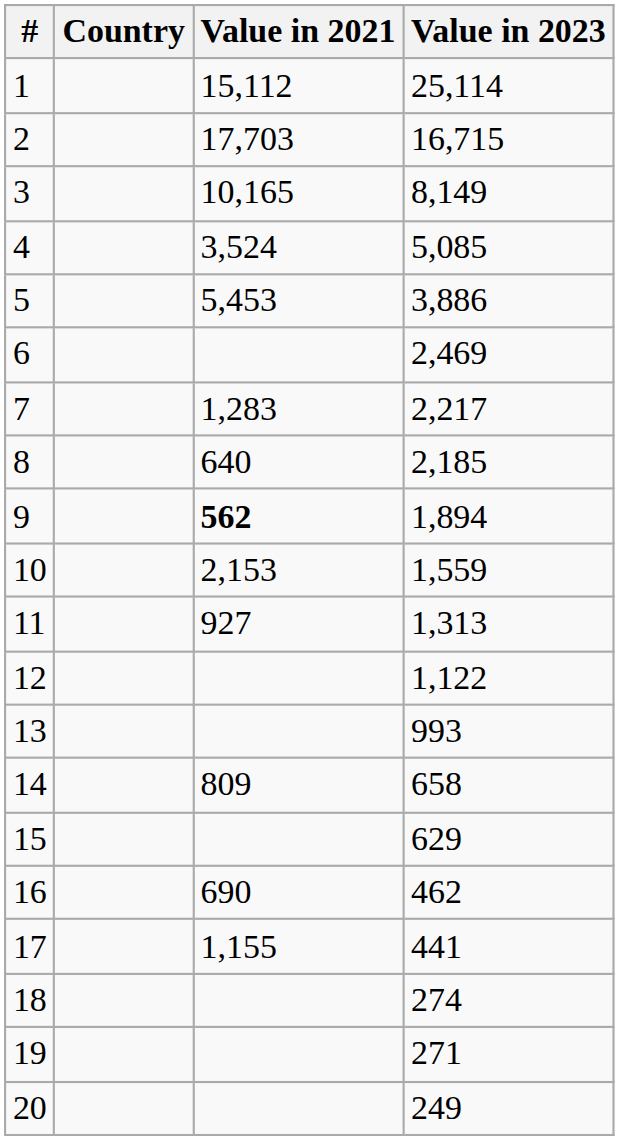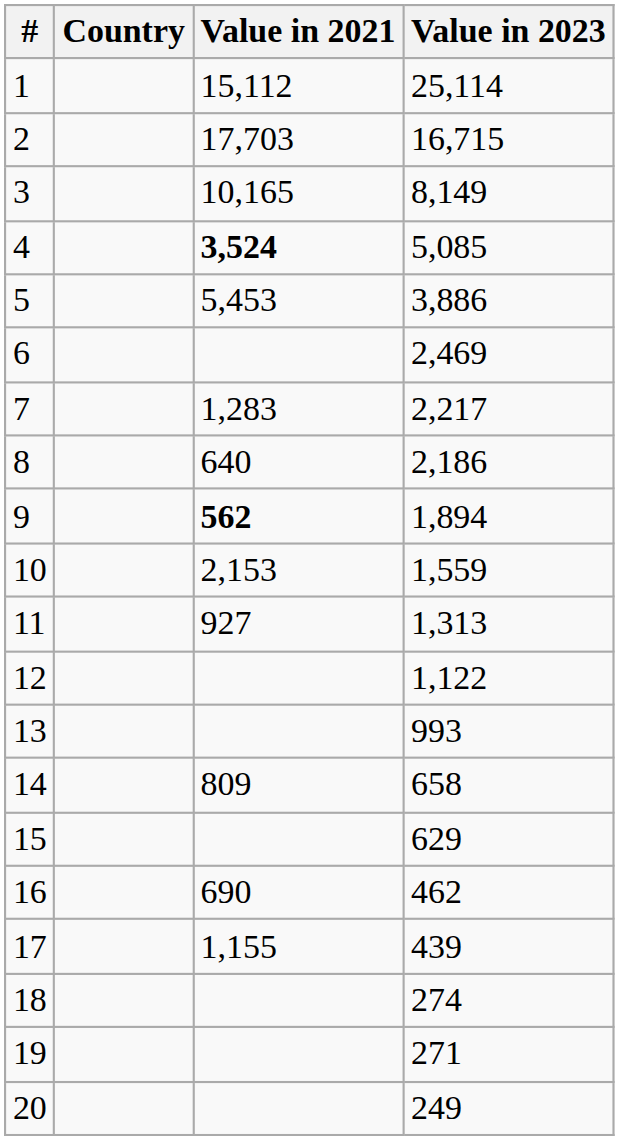(239, 246) normal -> (239, 246) bold
(449, 461) 2,185 -> (449, 461) 2,186
(436, 945) 441 -> (436, 945) 439
